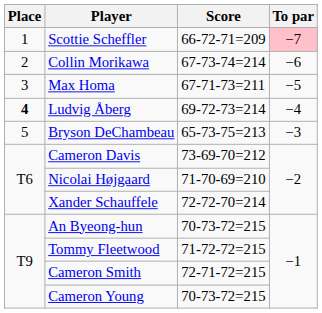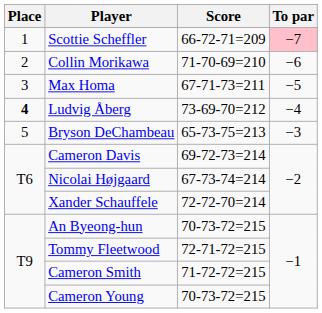(223, 62) 67-73-74=214 -> (223, 62) 71-70-69=210
(223, 109) 69-72-73=214 -> (223, 109) 73-69-70=212
(223, 156) 73-69-70=212 -> (223, 156) 69-72-73=214
(223, 179) 71-70-69=210 -> (223, 179) 67-73-74=214
(223, 249) 71-72-72=215 -> (223, 249) 72-71-72=215
(223, 272) 72-71-72=215 -> (223, 272) 71-72-72=215
